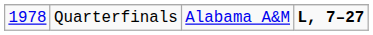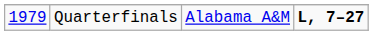(27, 18) 1978 -> (27, 18) 1979
